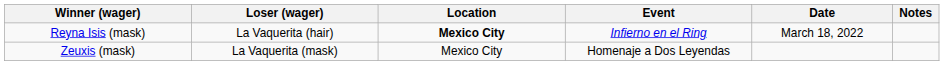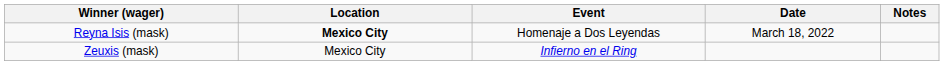- column: (285, 13)
(659, 32) Infierno en el Ring -> (589, 32) Homenaje a Dos Leyendas
(659, 51) Homenaje a Dos Leyendas -> (589, 51) Infierno en el Ring
